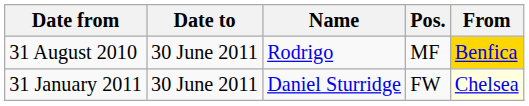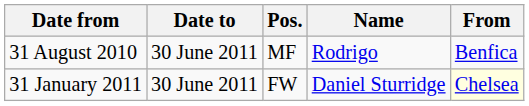columns swapped: (428, 20) <-> (334, 20)
(486, 52) gold background -> (486, 52) no background
